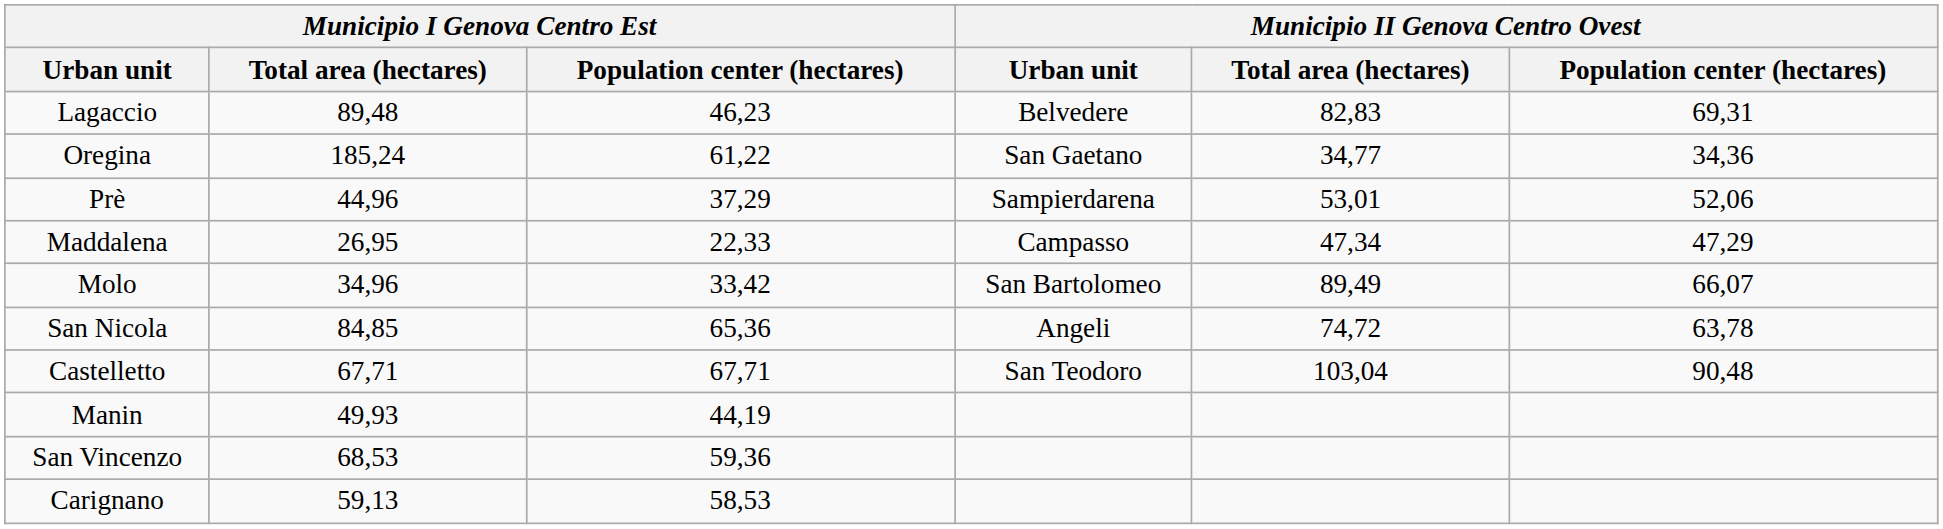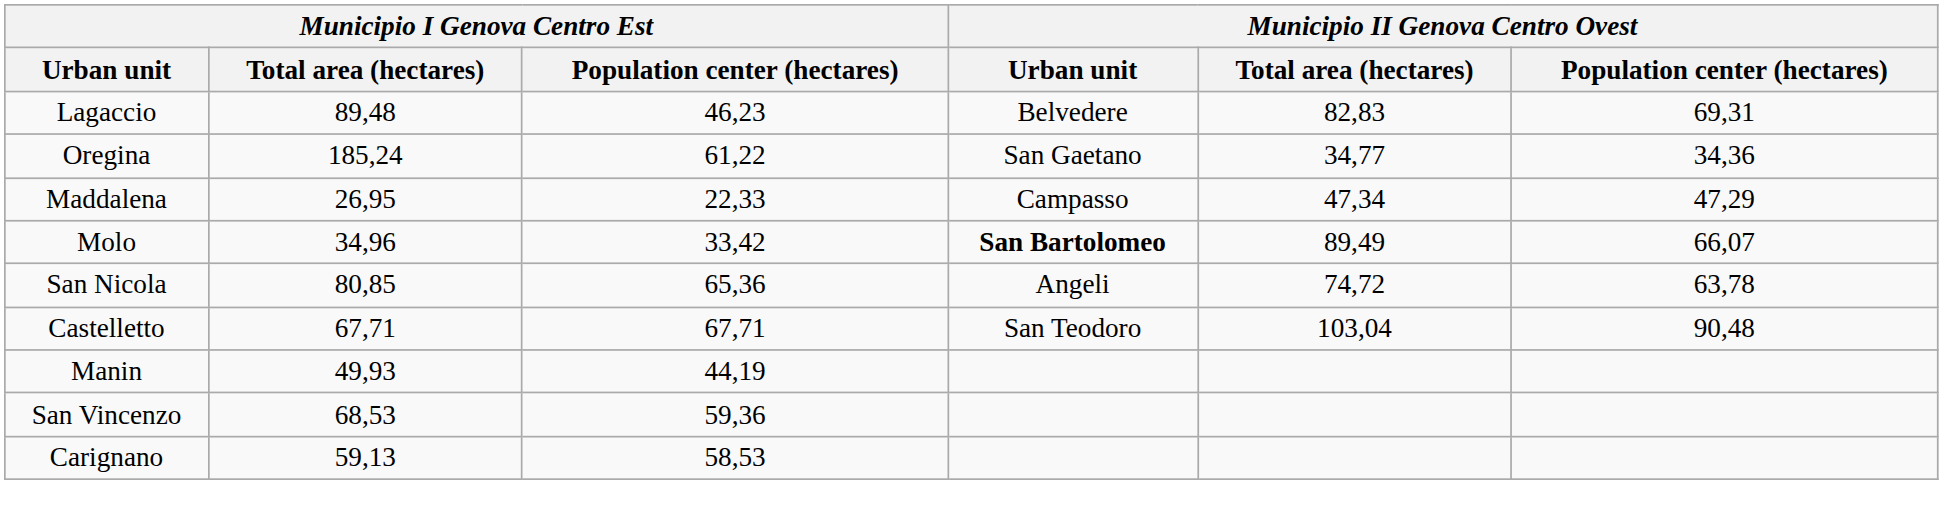- row: (107, 198)
(1073, 284) normal -> (1073, 241) bold
(368, 328) 84,85 -> (365, 284) 80,85
